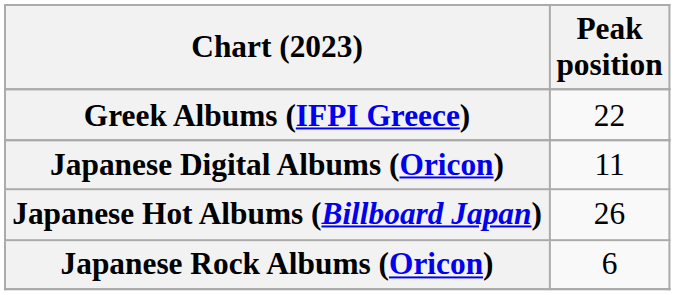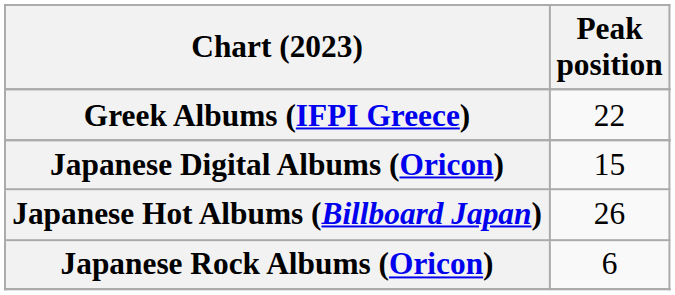(610, 164) 11 -> (610, 164) 15
